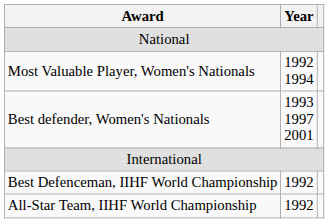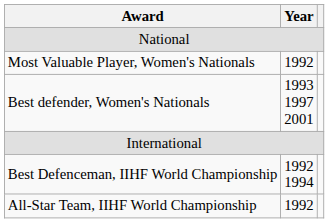(299, 71) 1992 1994 -> (299, 62) 1992
(299, 182) 1992 -> (299, 174) 1992 1994
